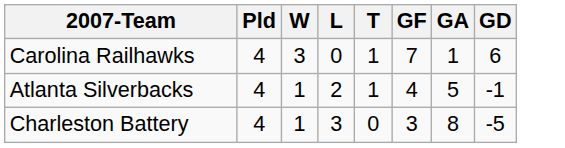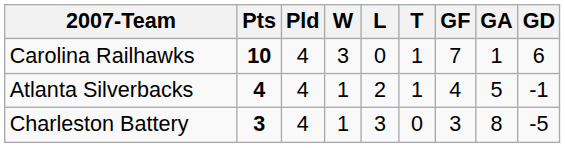+ column: (259, 21)
